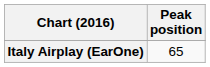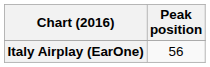(176, 51) 65 -> (176, 51) 56
